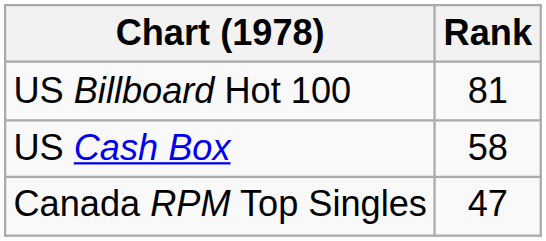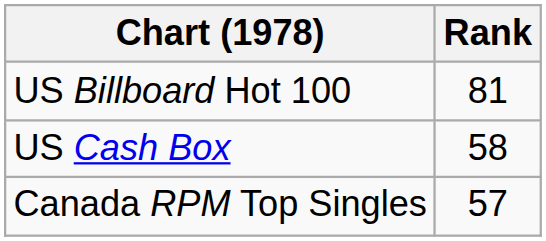(488, 205) 47 -> (488, 205) 57
